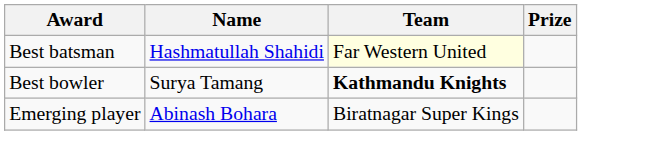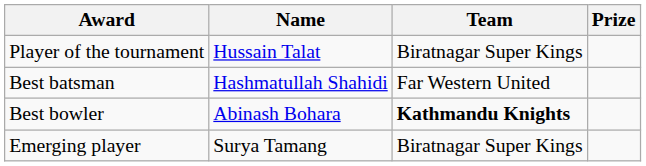+ row: (107, 51)
(410, 51) lightyellow background -> (473, 82) no background
(206, 82) Surya Tamang -> (277, 113) Abinash Bohara
(213, 113) Abinash Bohara -> (270, 144) Surya Tamang
